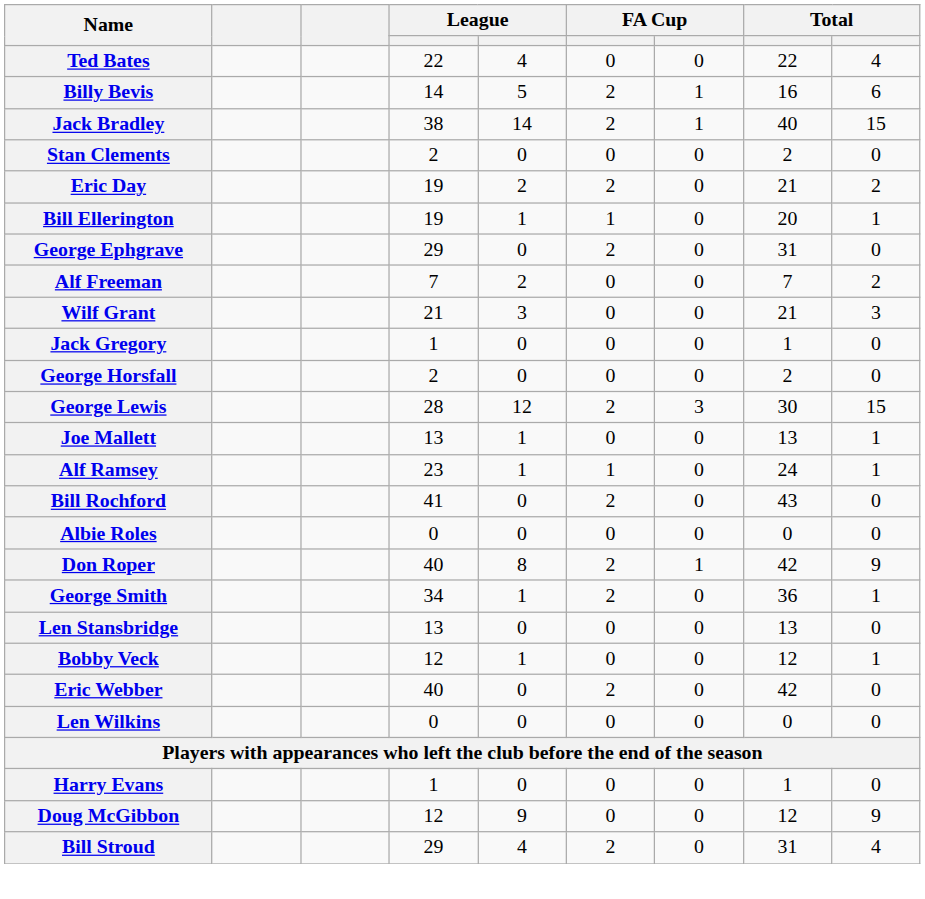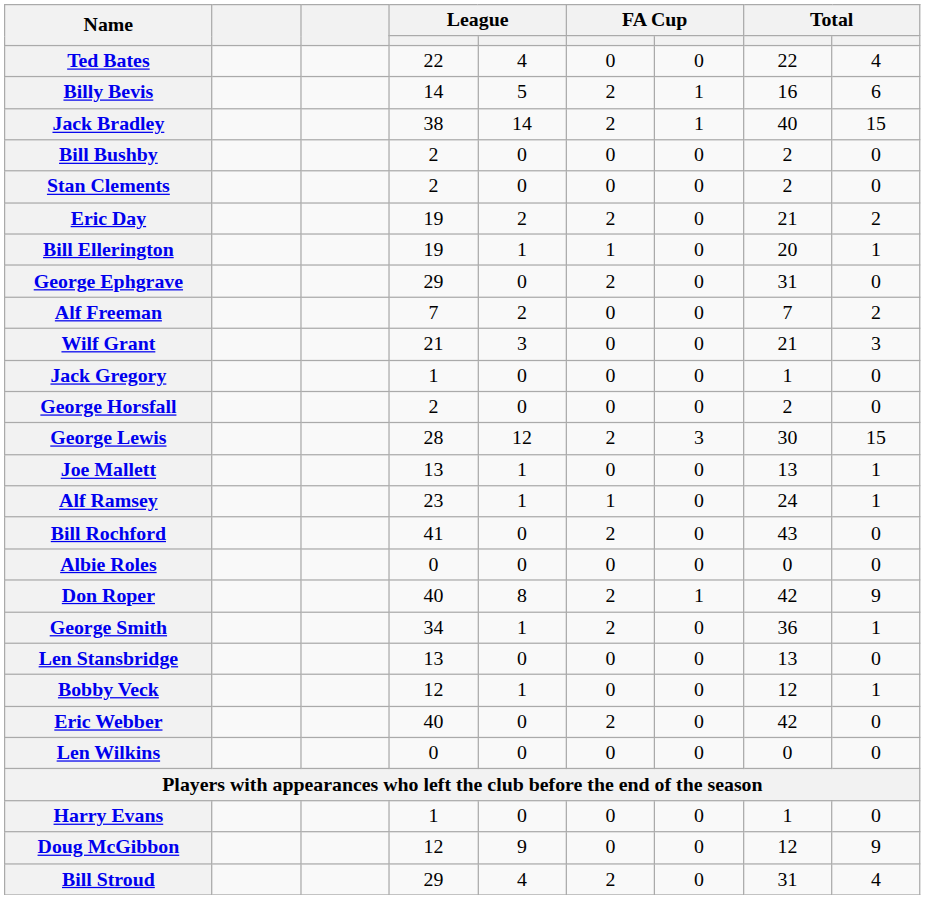+ row: (108, 155)
